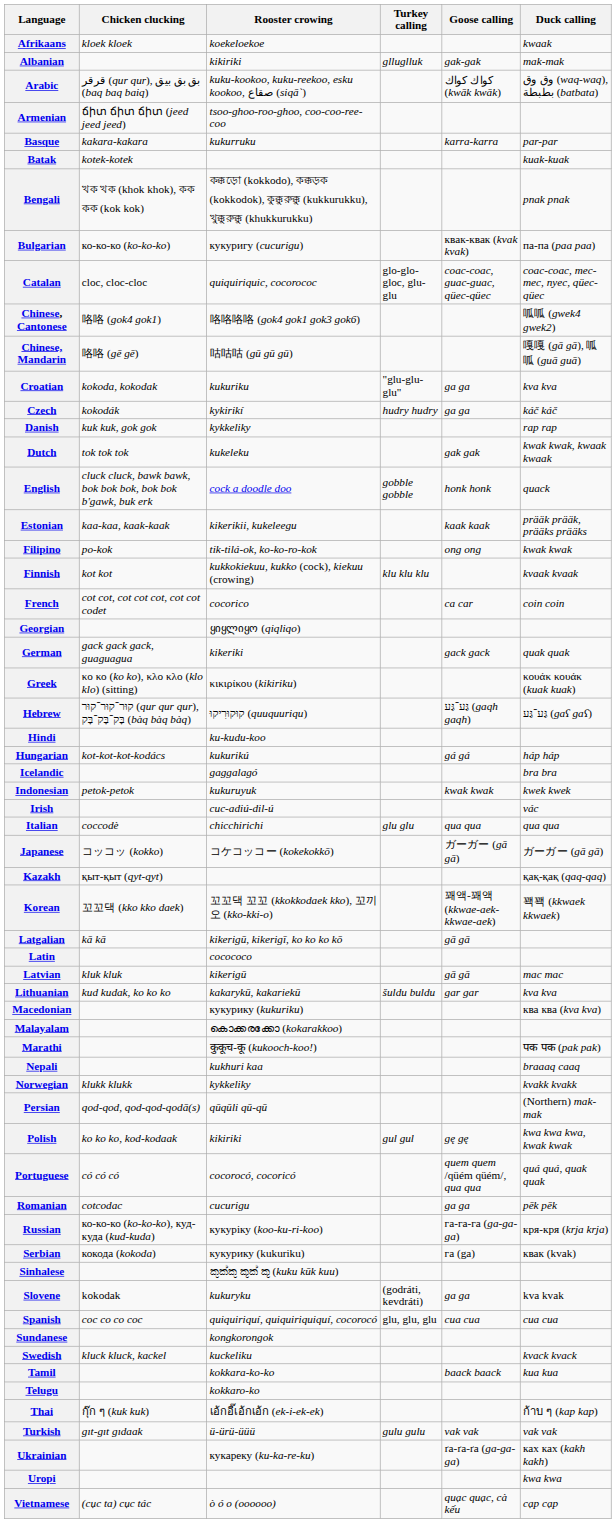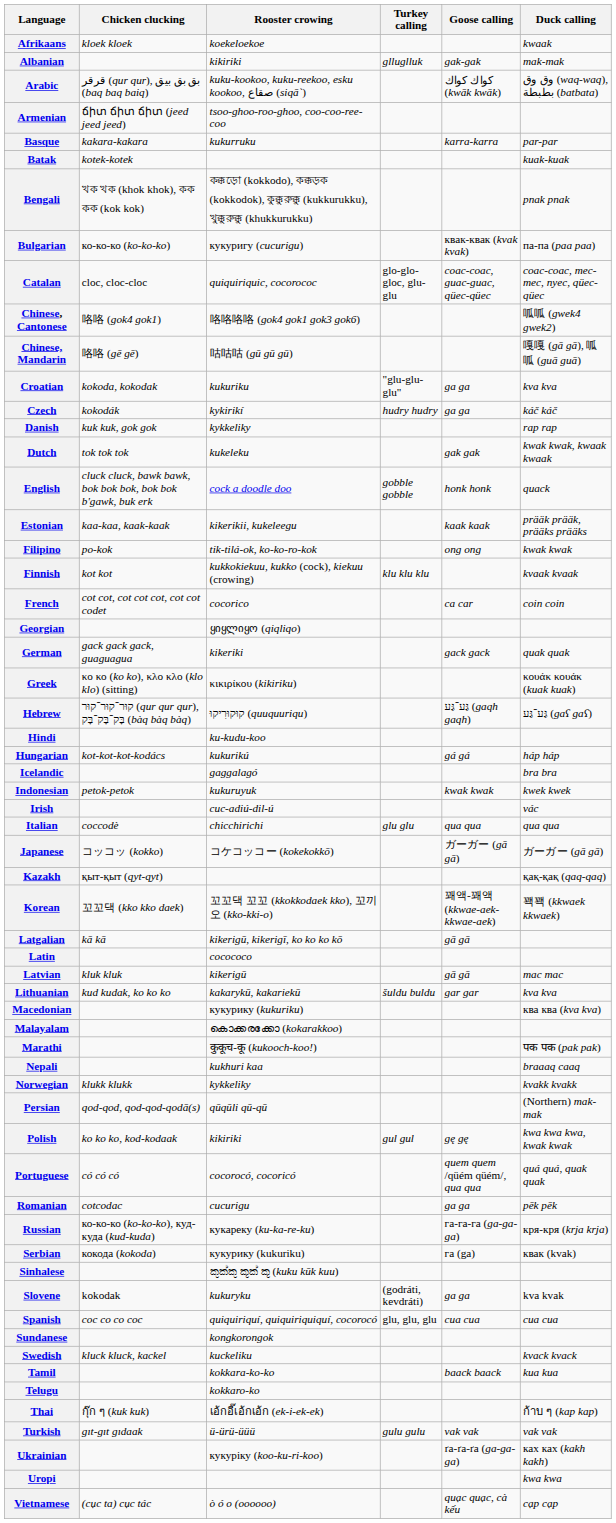(266, 1229) кукуріку (koo-ku-ri-koo) -> (262, 1229) кукареку (ku-ka-re-ku)
(262, 1455) кукареку (ku-ka-re-ku) -> (266, 1455) кукуріку (koo-ku-ri-koo)
